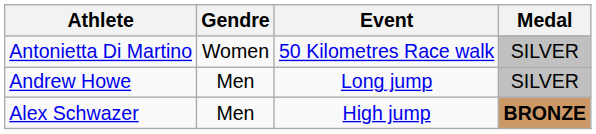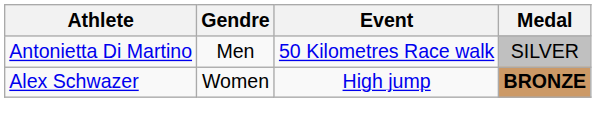(235, 51) Women -> (235, 51) Men
- row: (70, 82)
(235, 113) Men -> (235, 82) Women
